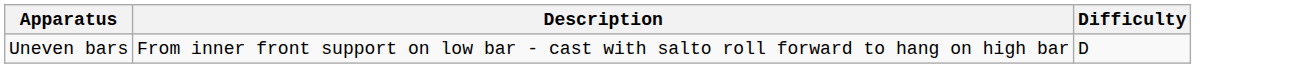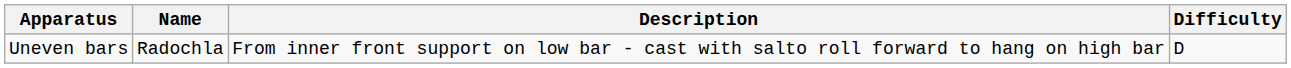+ column: (180, 19)
